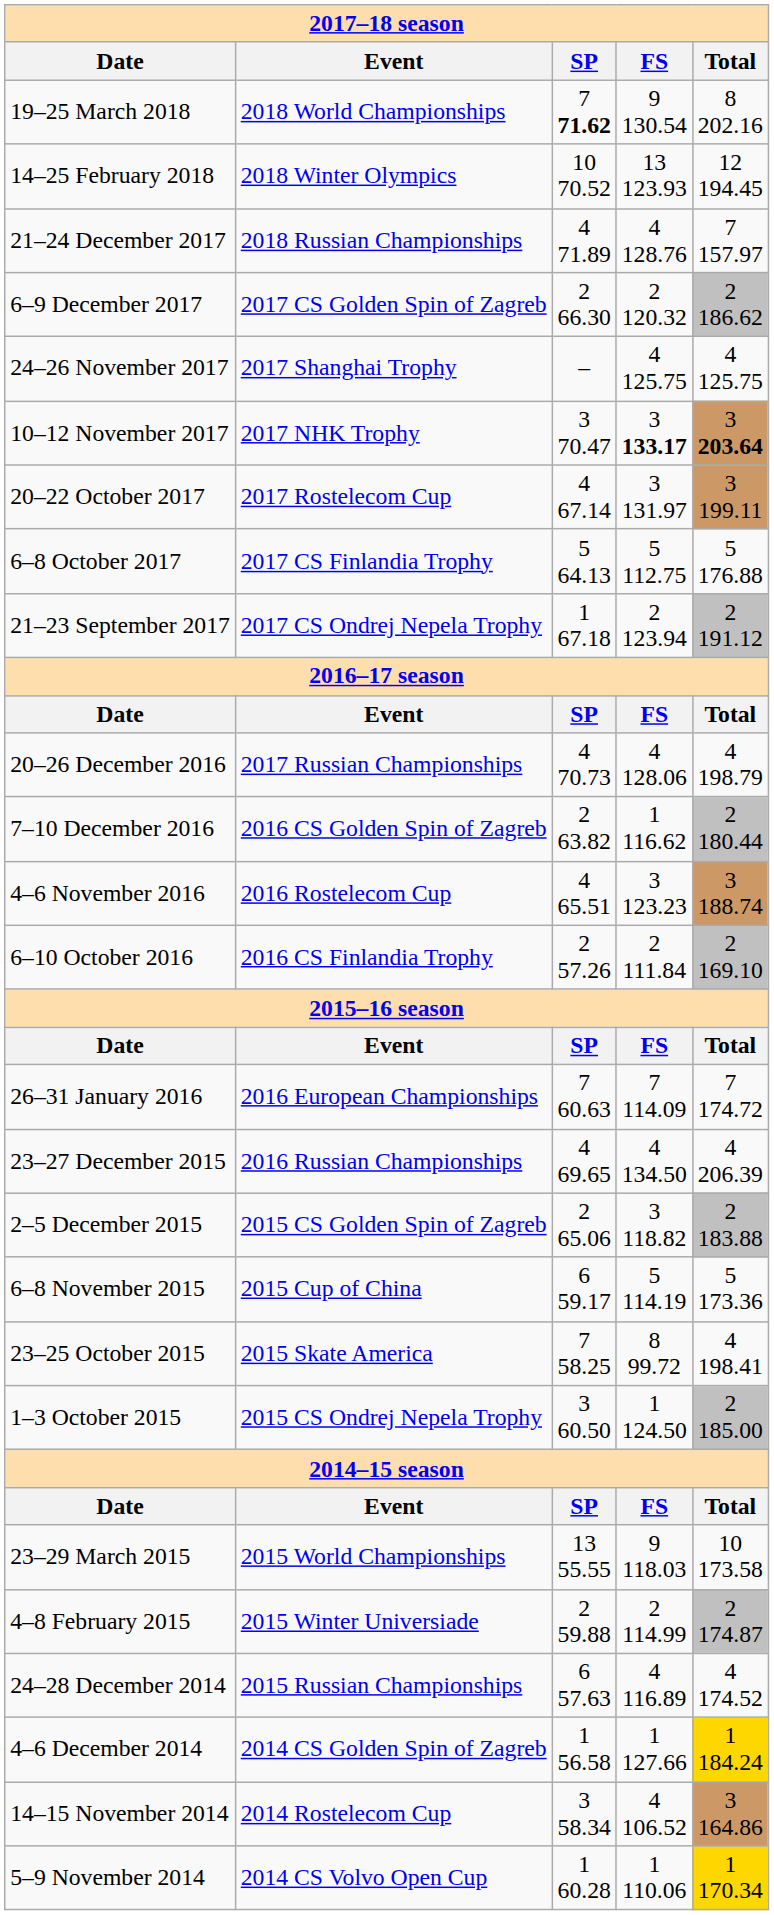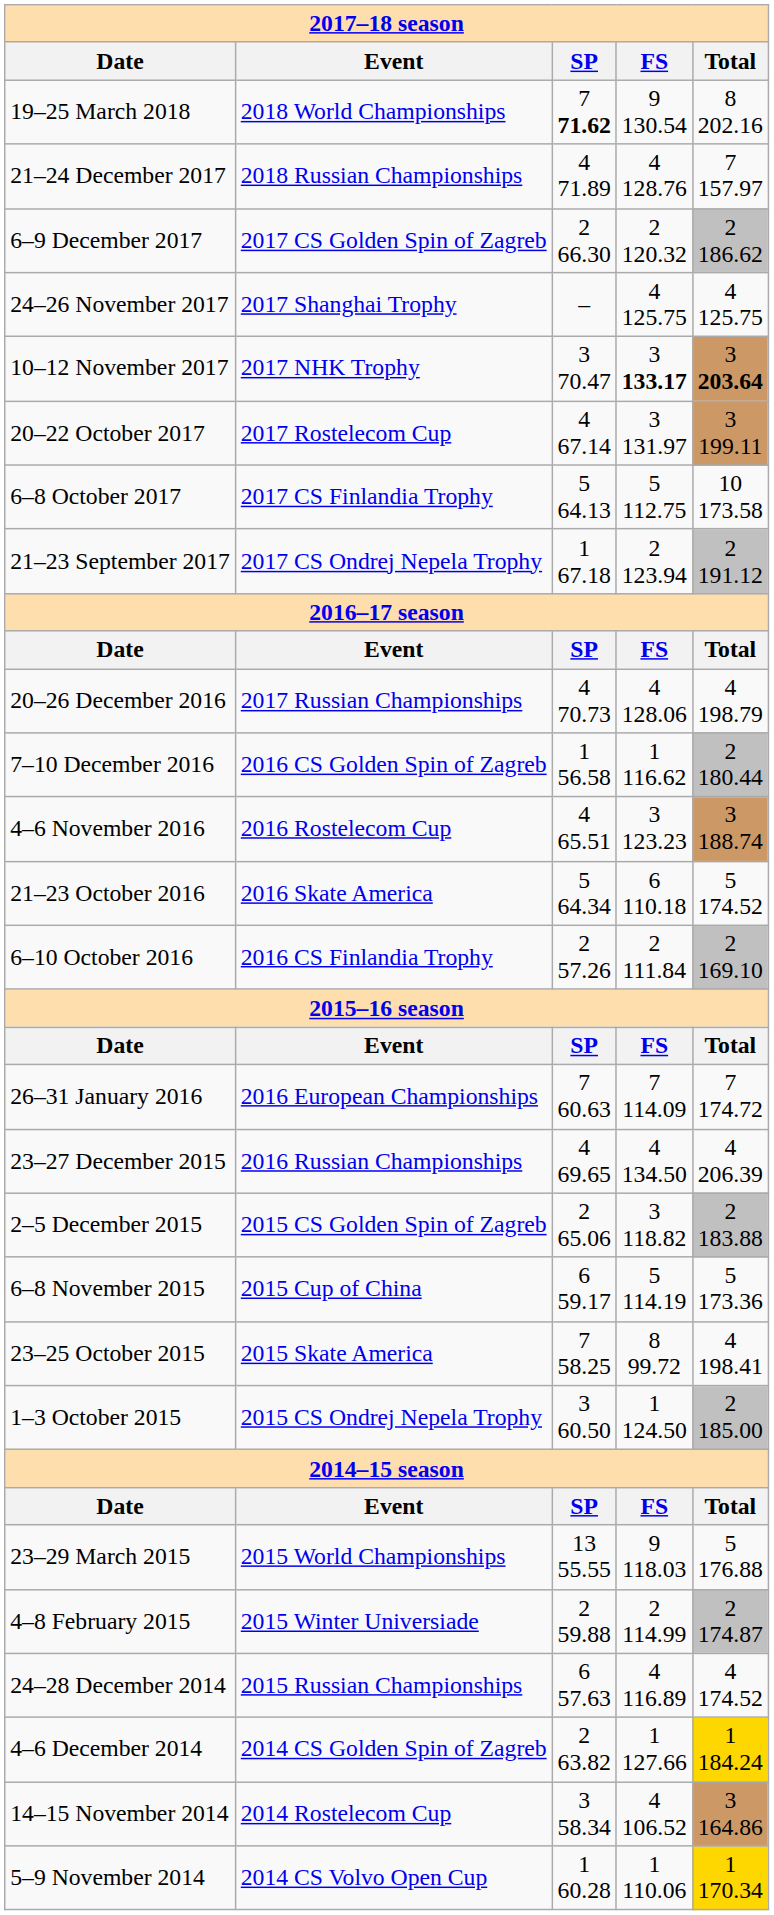- row: (112, 175)
(730, 561) 5 176.88 -> (730, 496) 10 173.58
(584, 828) 2 63.82 -> (584, 764) 1 56.58
+ row: (108, 892)
(730, 1556) 10 173.58 -> (730, 1556) 5 176.88
(584, 1749) 1 56.58 -> (584, 1749) 2 63.82
